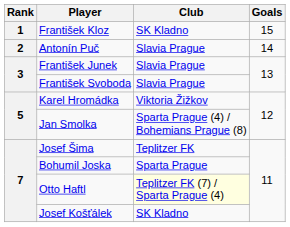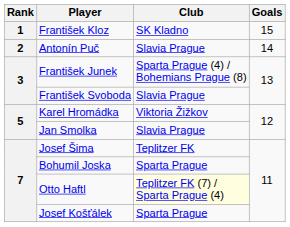(170, 65) Slavia Prague -> (191, 71) Sparta Prague (4) / Bohemians Prague (8)
(191, 124) Sparta Prague (4) / Bohemians Prague (8) -> (170, 130) Slavia Prague
(162, 213) SK Kladno -> (172, 213) Sparta Prague
